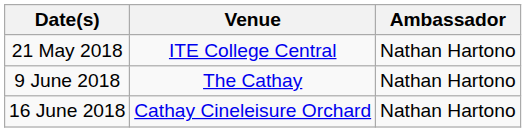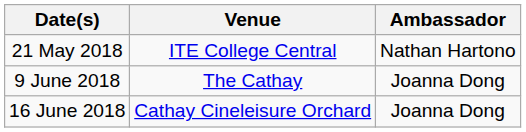(448, 80) Nathan Hartono -> (448, 80) Joanna Dong
(448, 111) Nathan Hartono -> (448, 111) Joanna Dong
